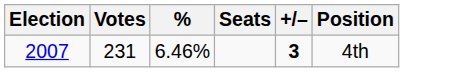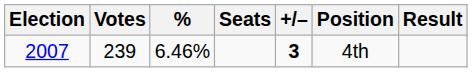+ column: (433, 19)
(120, 50) 231 -> (120, 50) 239
